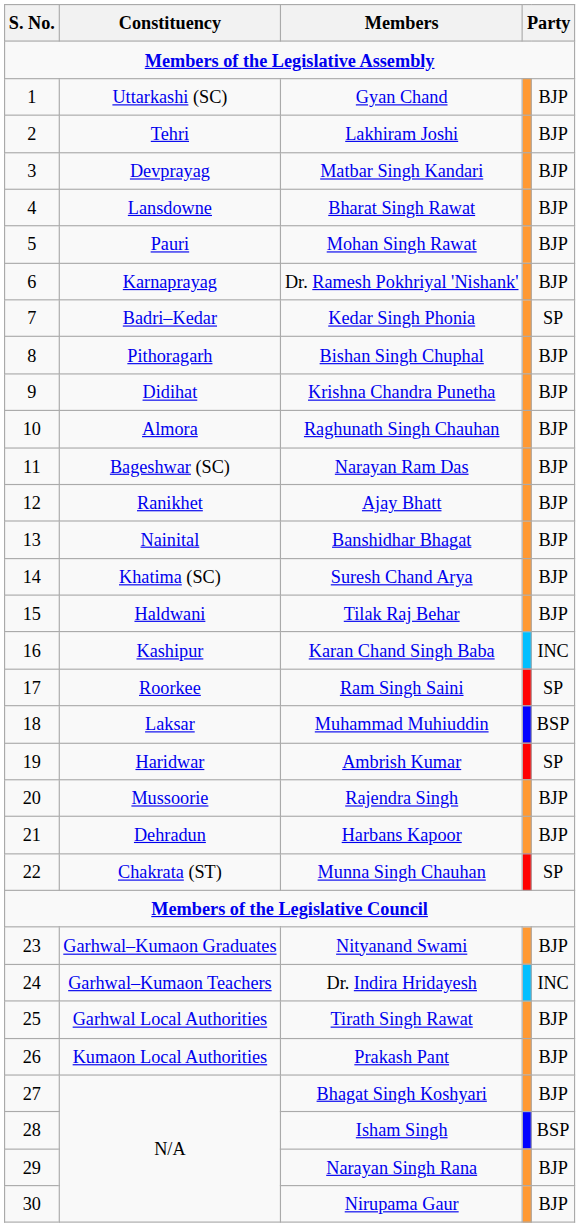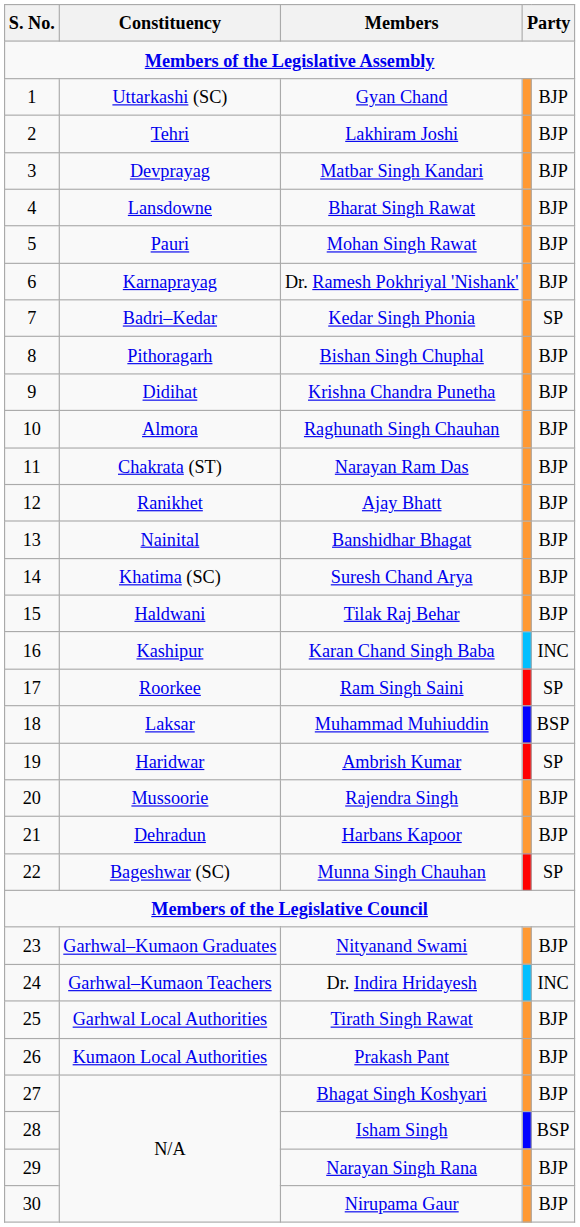(170, 466) Bageshwar (SC) -> (170, 466) Chakrata (ST)
(170, 872) Chakrata (ST) -> (170, 872) Bageshwar (SC)
